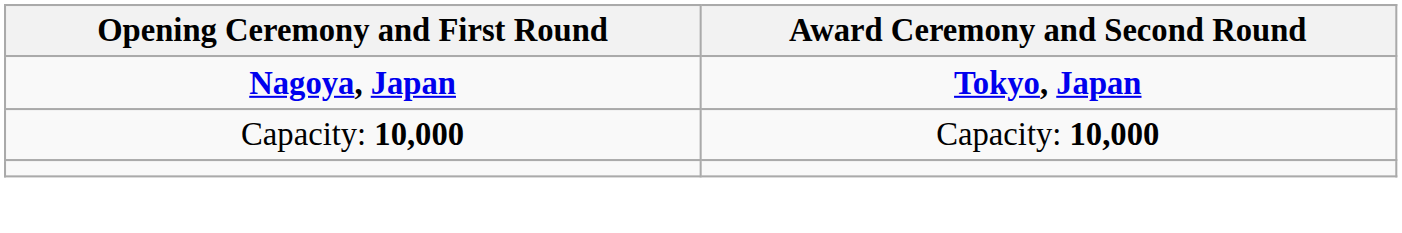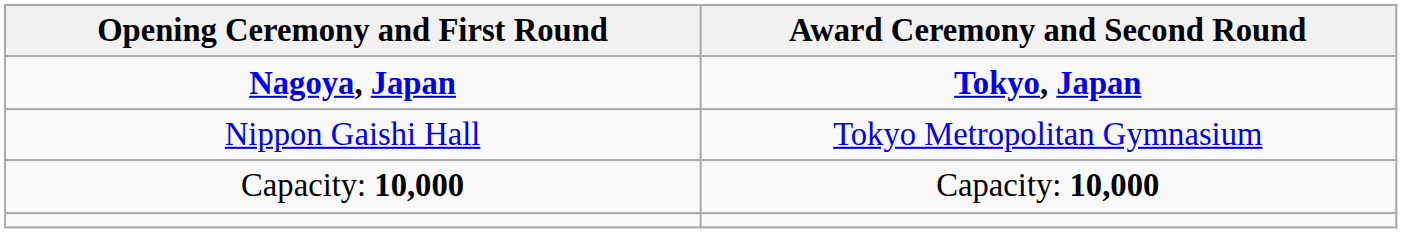+ row: (353, 133)
